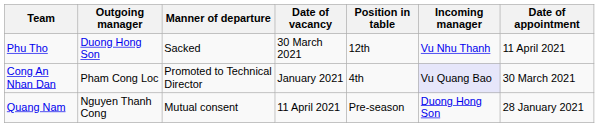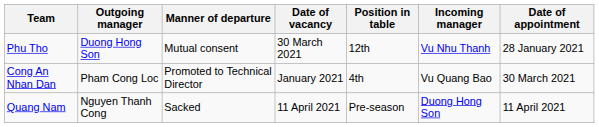(182, 48) Sacked -> (201, 48) Mutual consent
(534, 48) 11 April 2021 -> (543, 48) 28 January 2021
(456, 78) lavender background -> (456, 78) no background
(201, 107) Mutual consent -> (182, 107) Sacked
(543, 107) 28 January 2021 -> (534, 107) 11 April 2021
